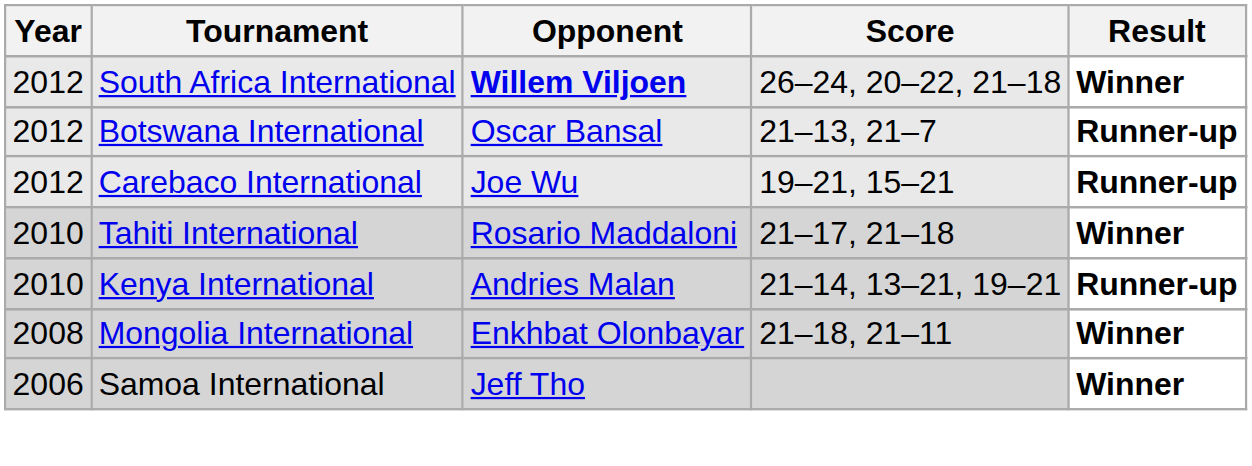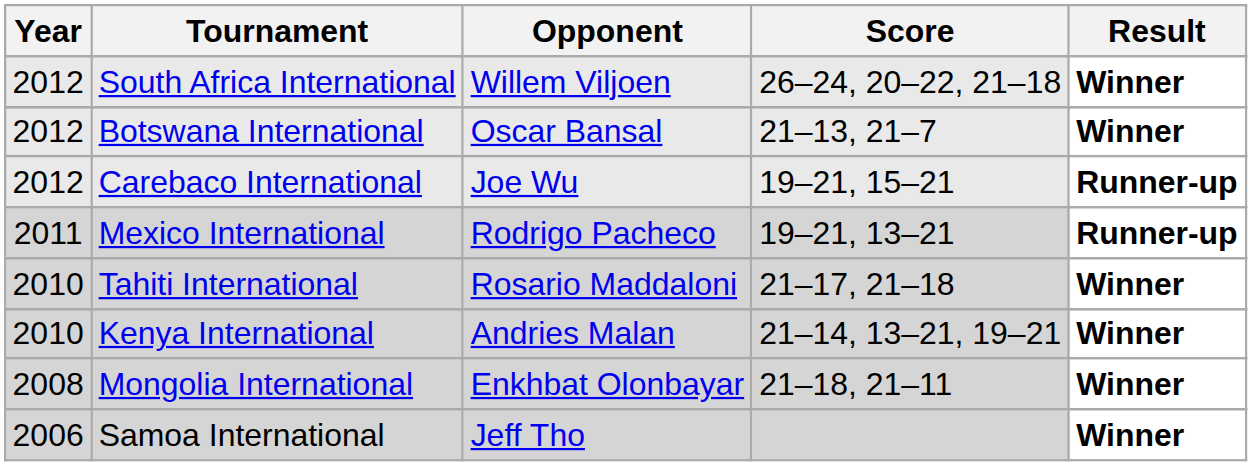(579, 81) bold -> (571, 81) normal
(1157, 132) Runner-up -> (1130, 132) Winner
+ row: (242, 233)
(1157, 283) Runner-up -> (1130, 334) Winner
